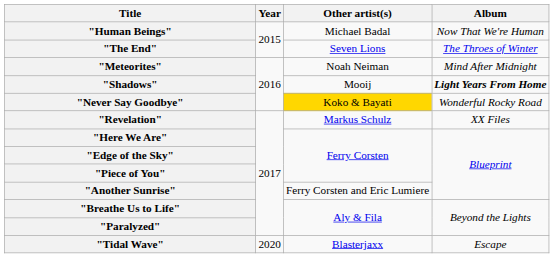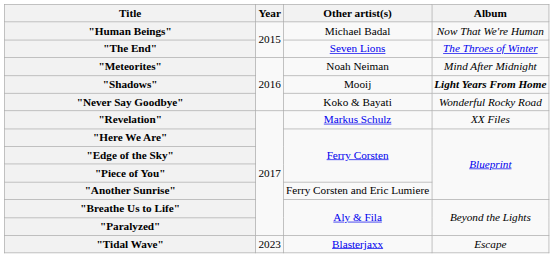(358, 102) gold background -> (358, 102) no background
(270, 244) 2020 -> (270, 244) 2023
